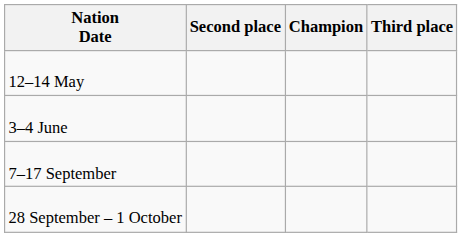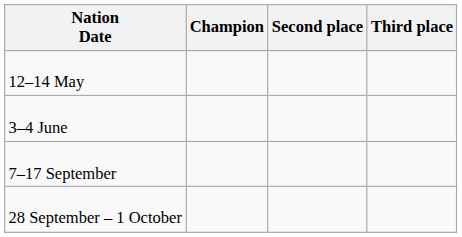columns swapped: (326, 27) <-> (235, 27)
